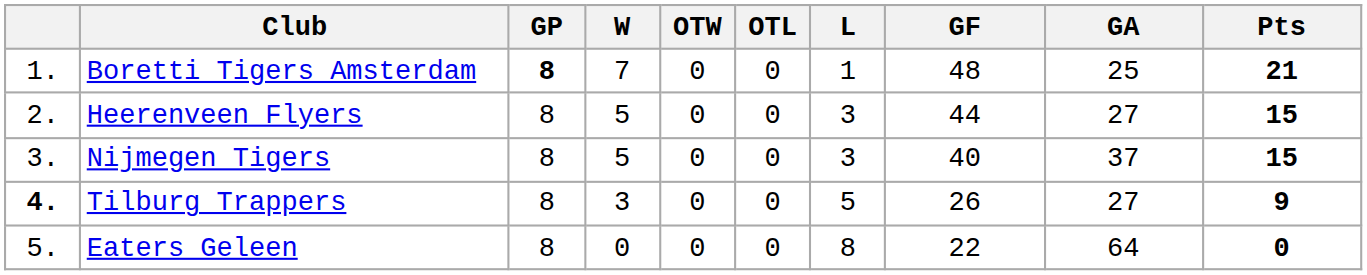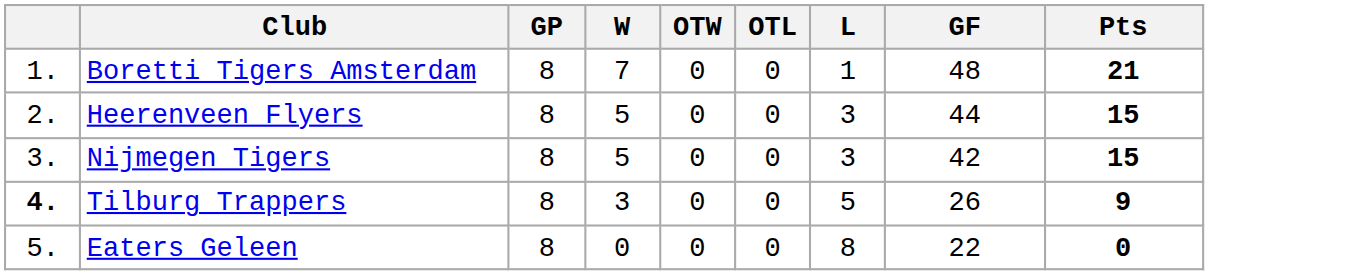- column: (1123, 27)
(547, 71) bold -> (547, 71) normal
(965, 159) 40 -> (965, 159) 42
